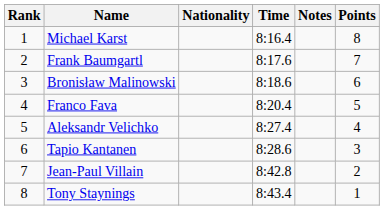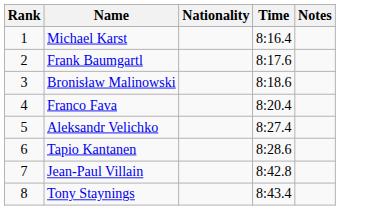- column: (357, 15)
